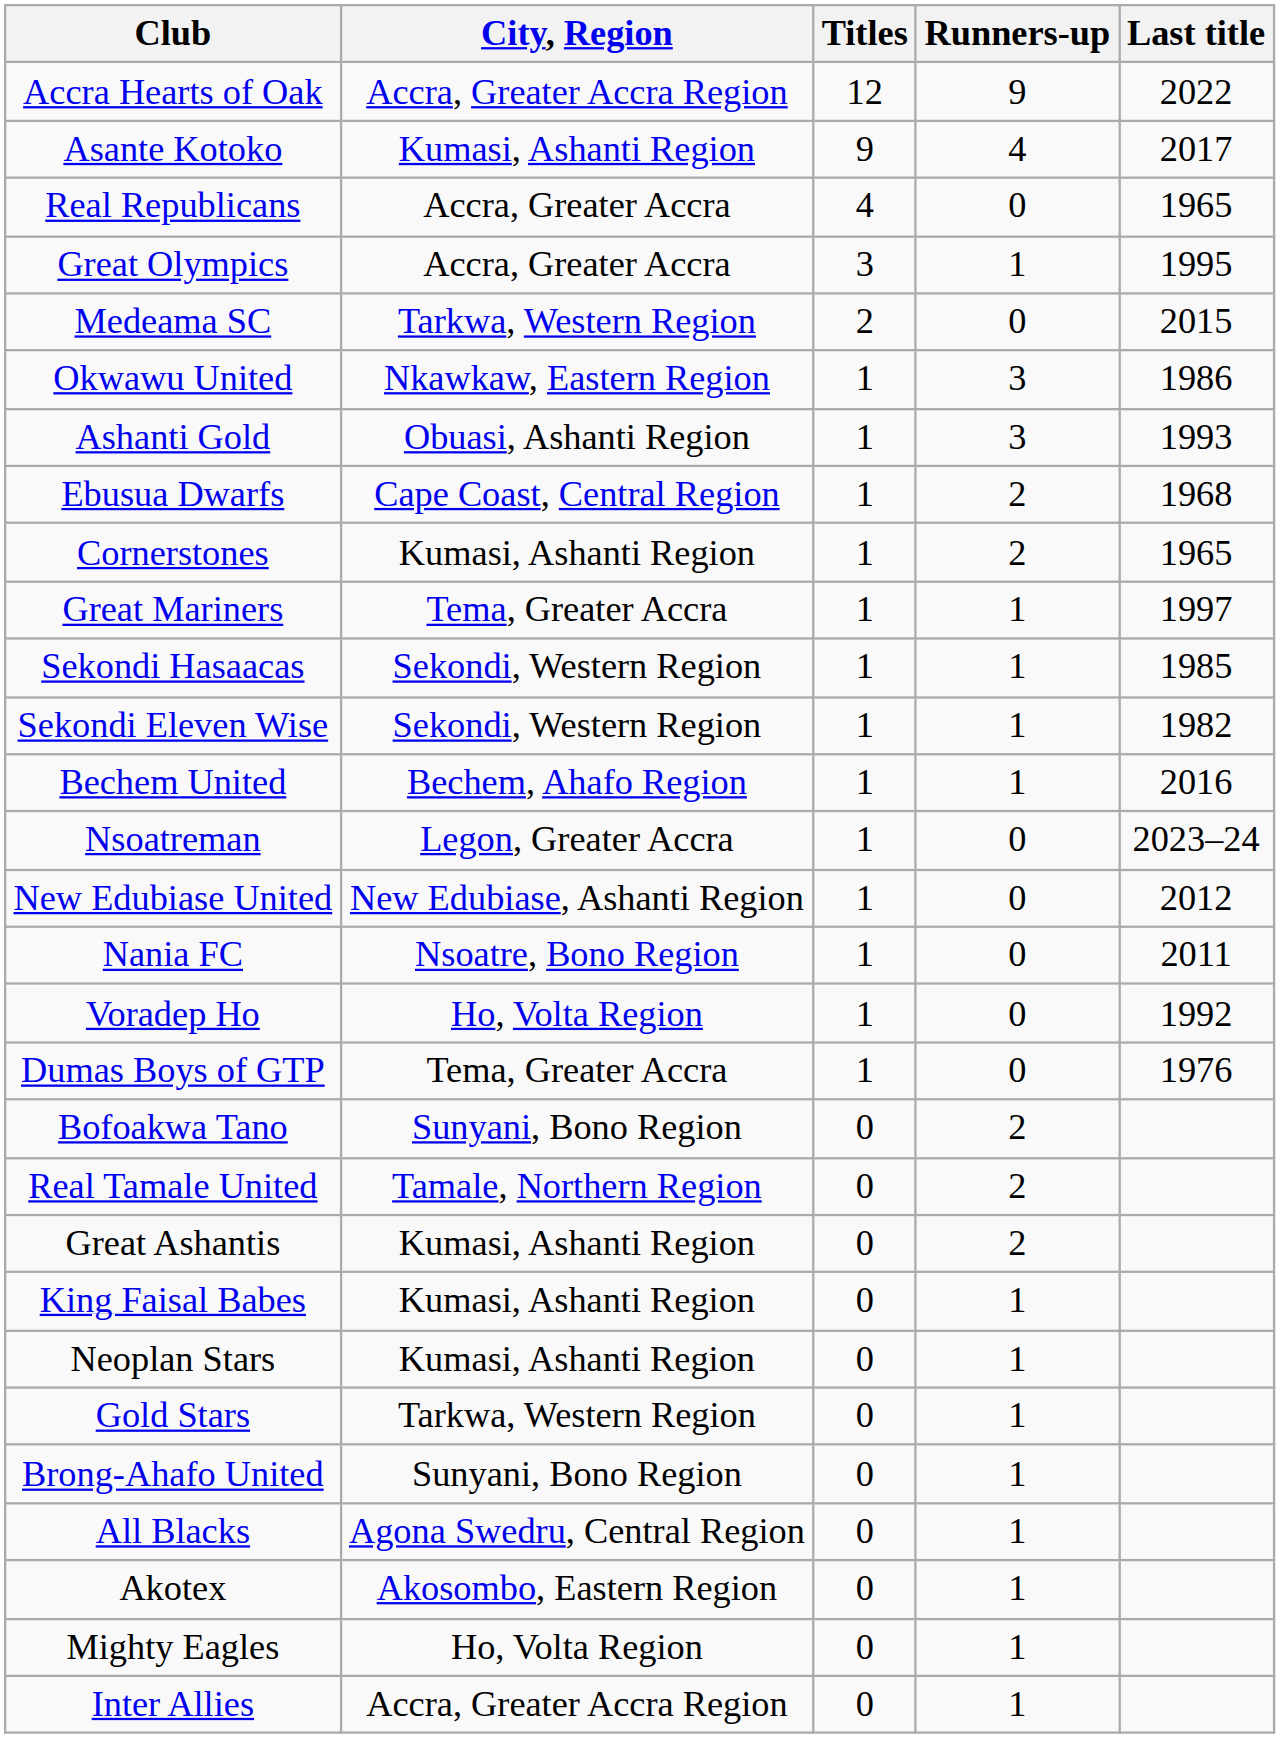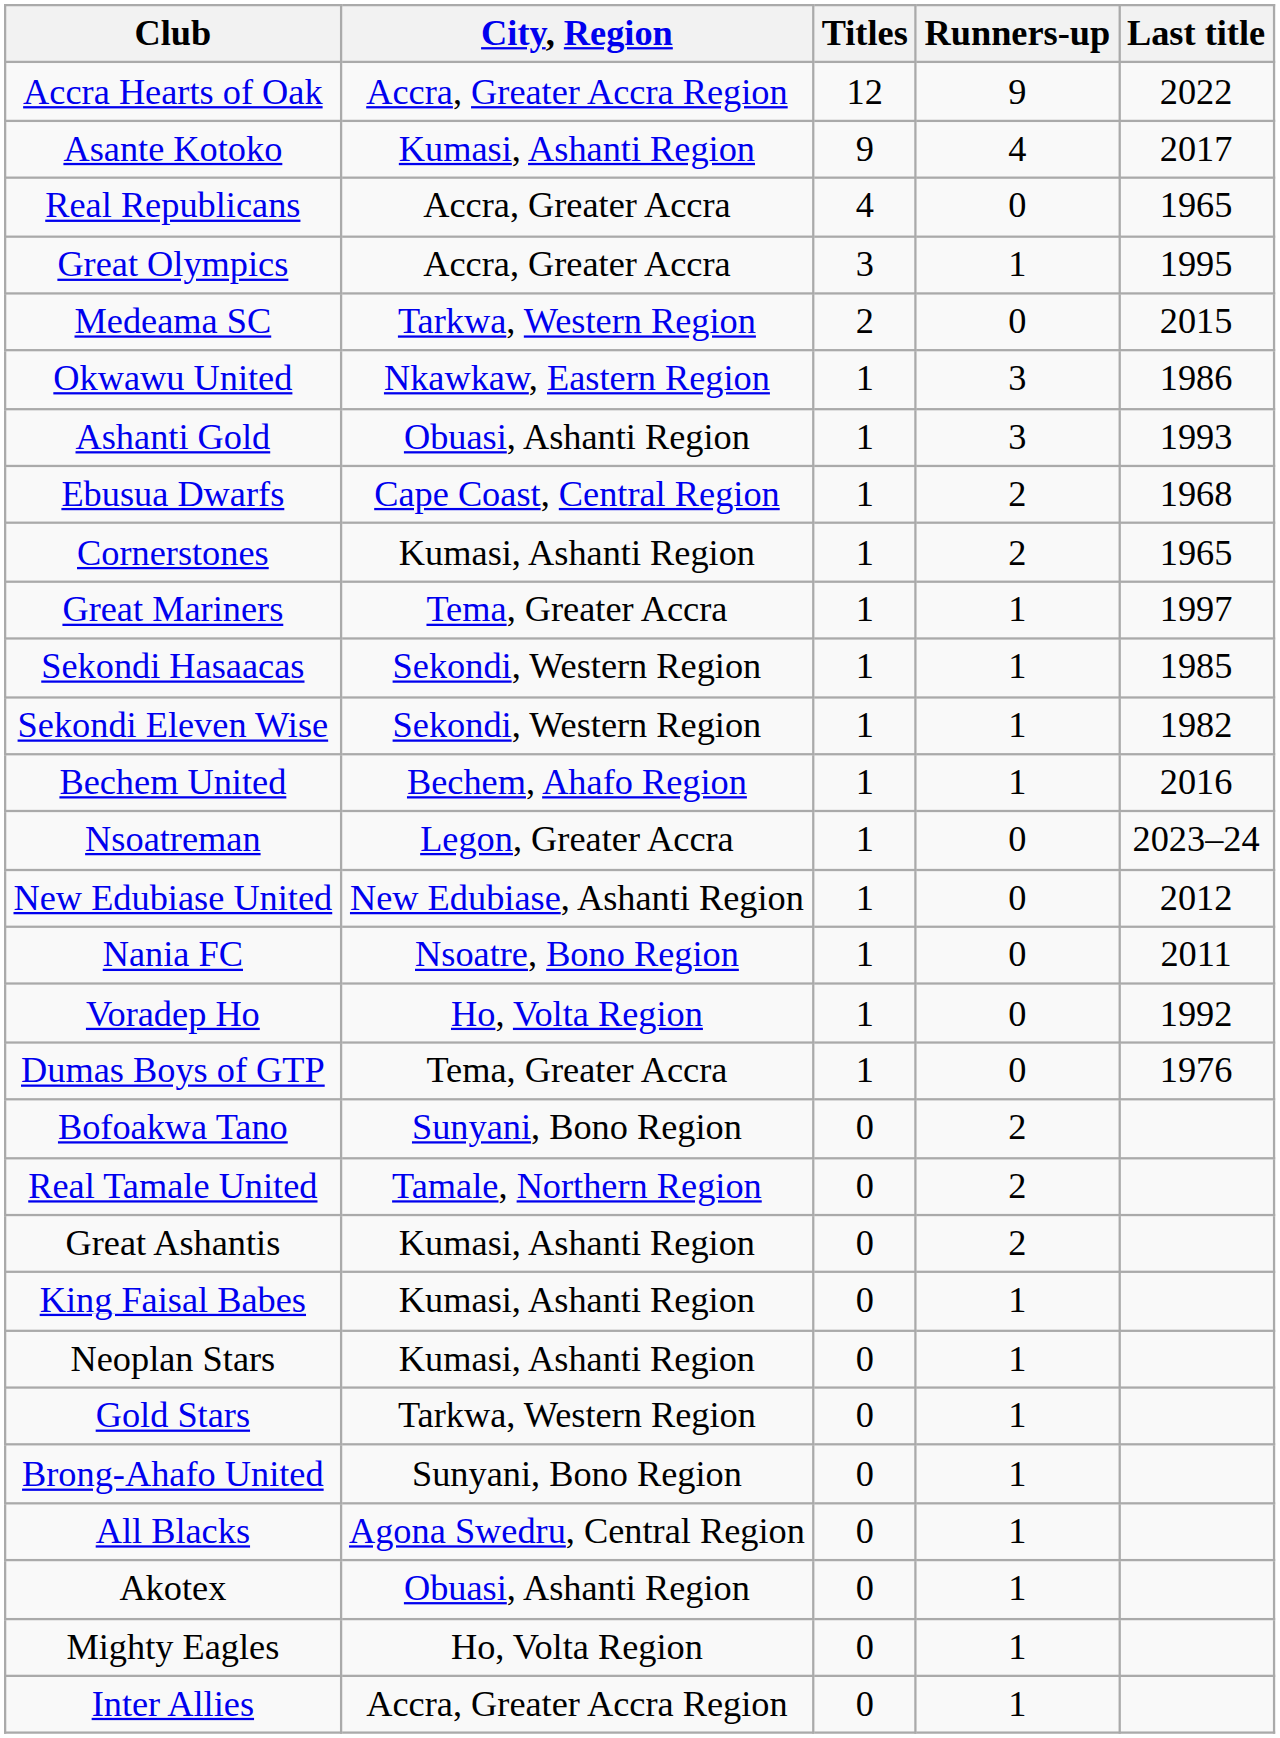(577, 1588) Akosombo, Eastern Region -> (577, 1588) Obuasi, Ashanti Region
